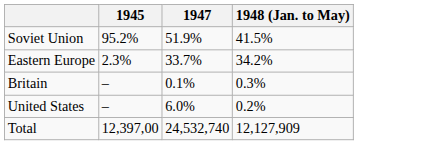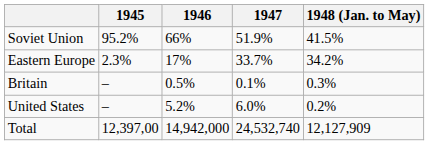+ column: (197, 15)
